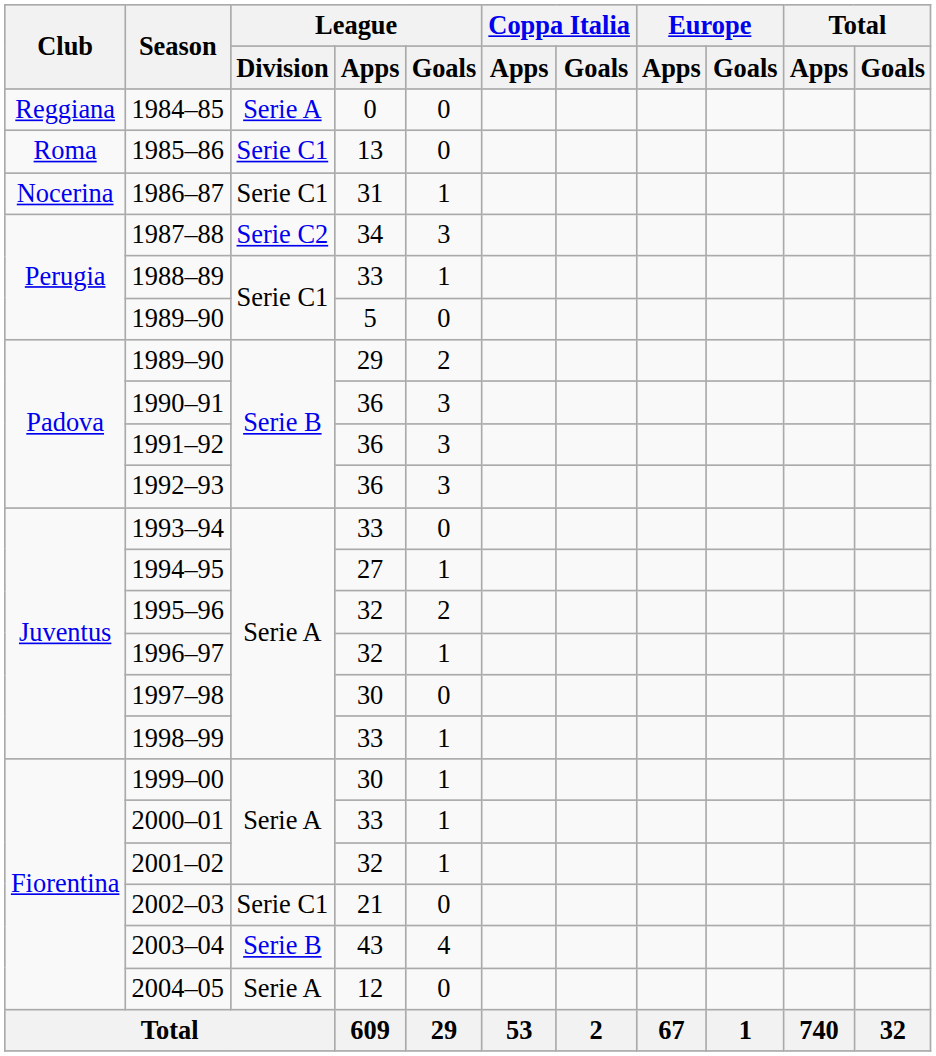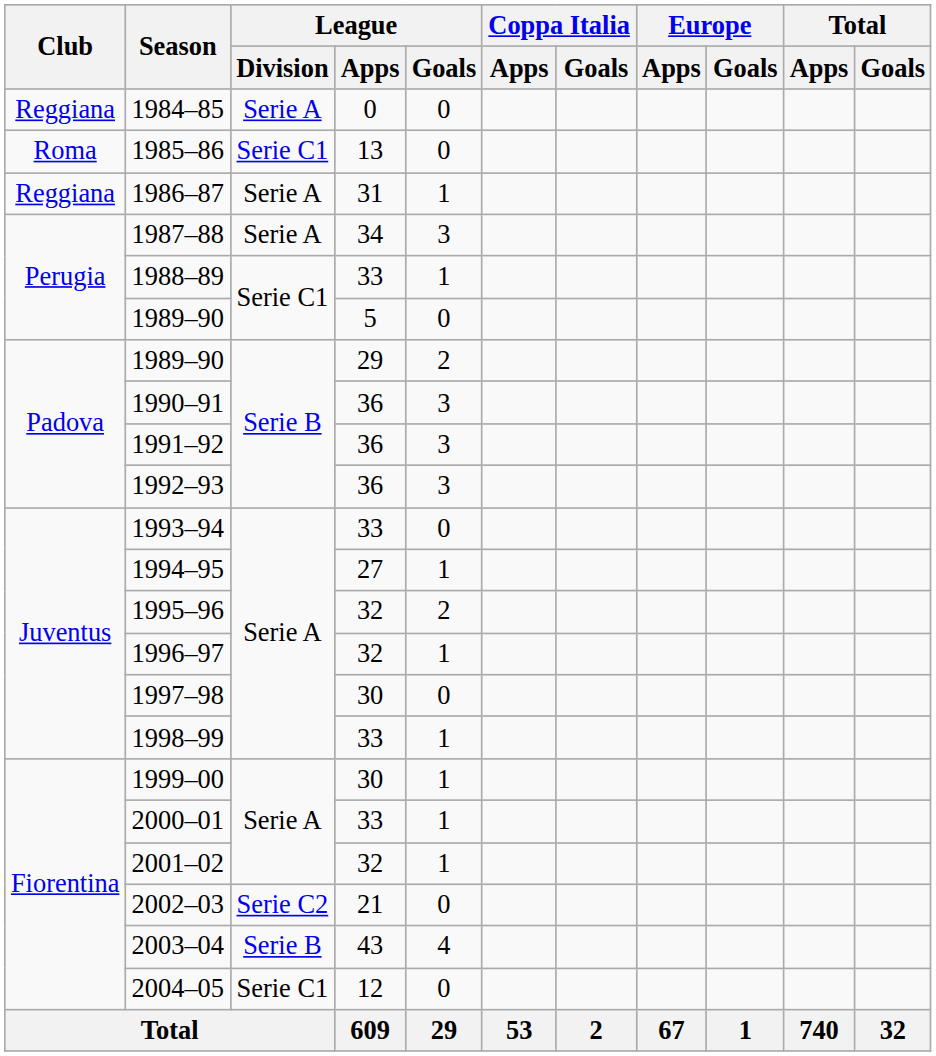(65, 192) Nocerina -> (65, 192) Reggiana
(282, 192) Serie C1 -> (282, 192) Serie A
(282, 234) Serie C2 -> (282, 234) Serie A
(282, 904) Serie C1 -> (282, 904) Serie C2
(282, 988) Serie A -> (282, 988) Serie C1
